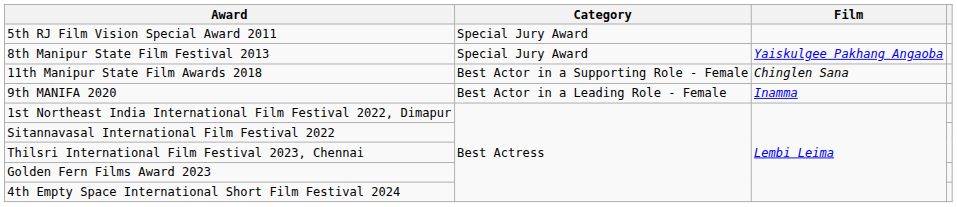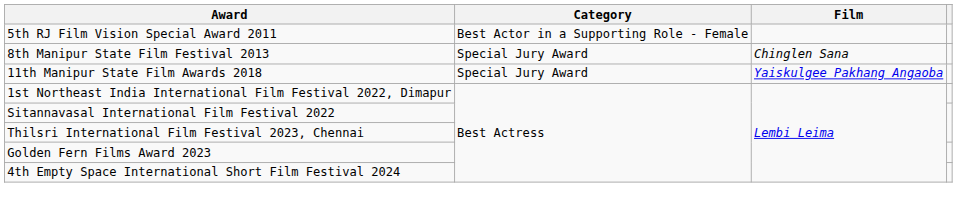(523, 34) Special Jury Award -> (603, 34) Best Actor in a Supporting Role - Female
(849, 54) Yaiskulgee Pakhang Angaoba -> (801, 54) Chinglen Sana
(603, 73) Best Actor in a Supporting Role - Female -> (523, 73) Special Jury Award
(801, 73) Chinglen Sana -> (849, 73) Yaiskulgee Pakhang Angaoba
- row: (62, 93)
